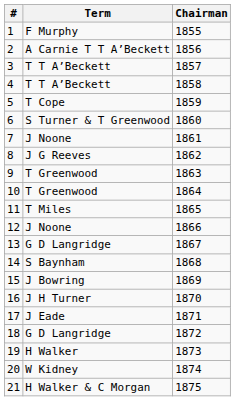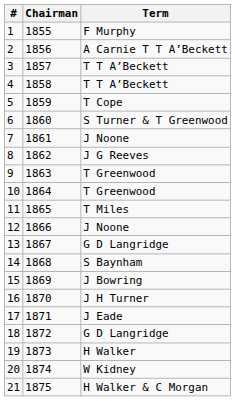columns swapped: (202, 13) <-> (98, 13)
